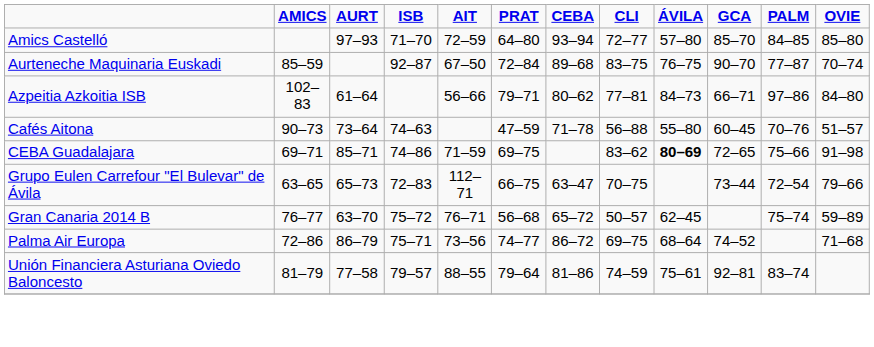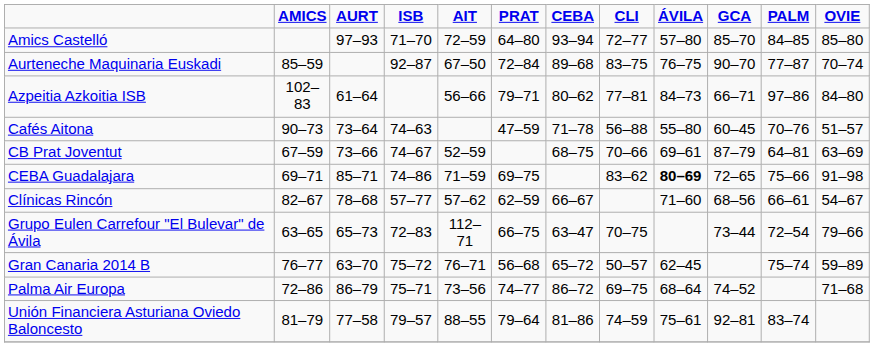+ row: (65, 152)
+ row: (60, 200)
